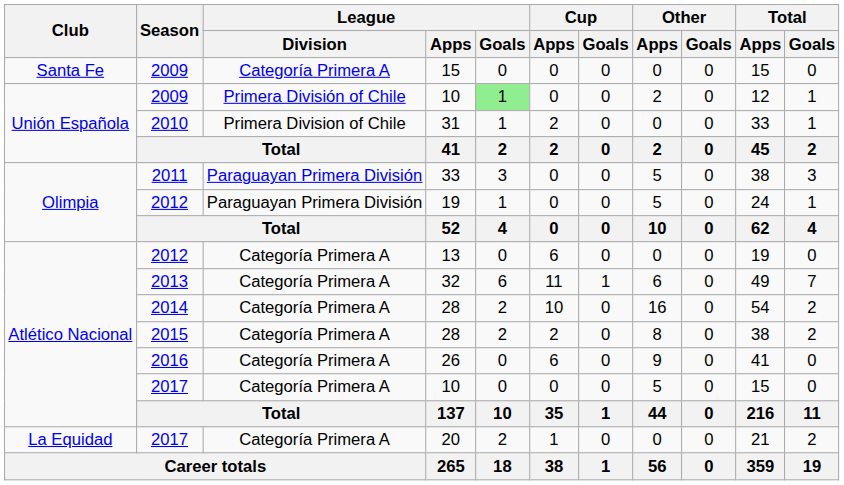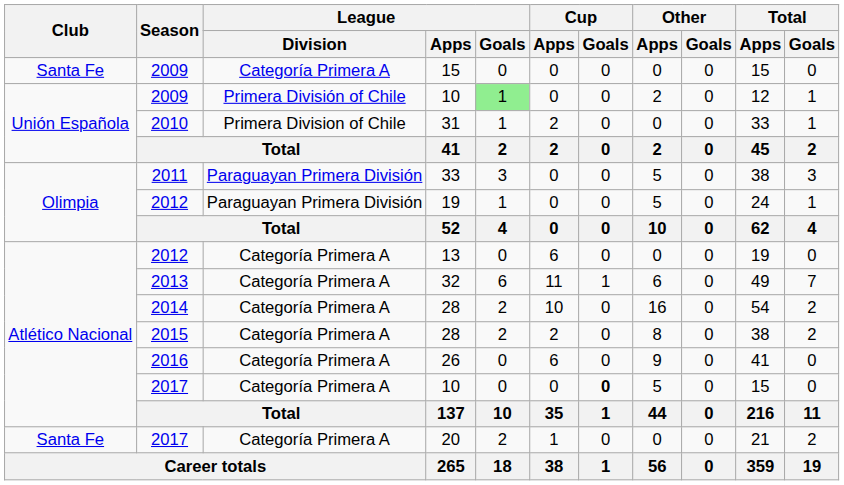(606, 387) normal -> (606, 387) bold
(70, 439) La Equidad -> (70, 439) Santa Fe
